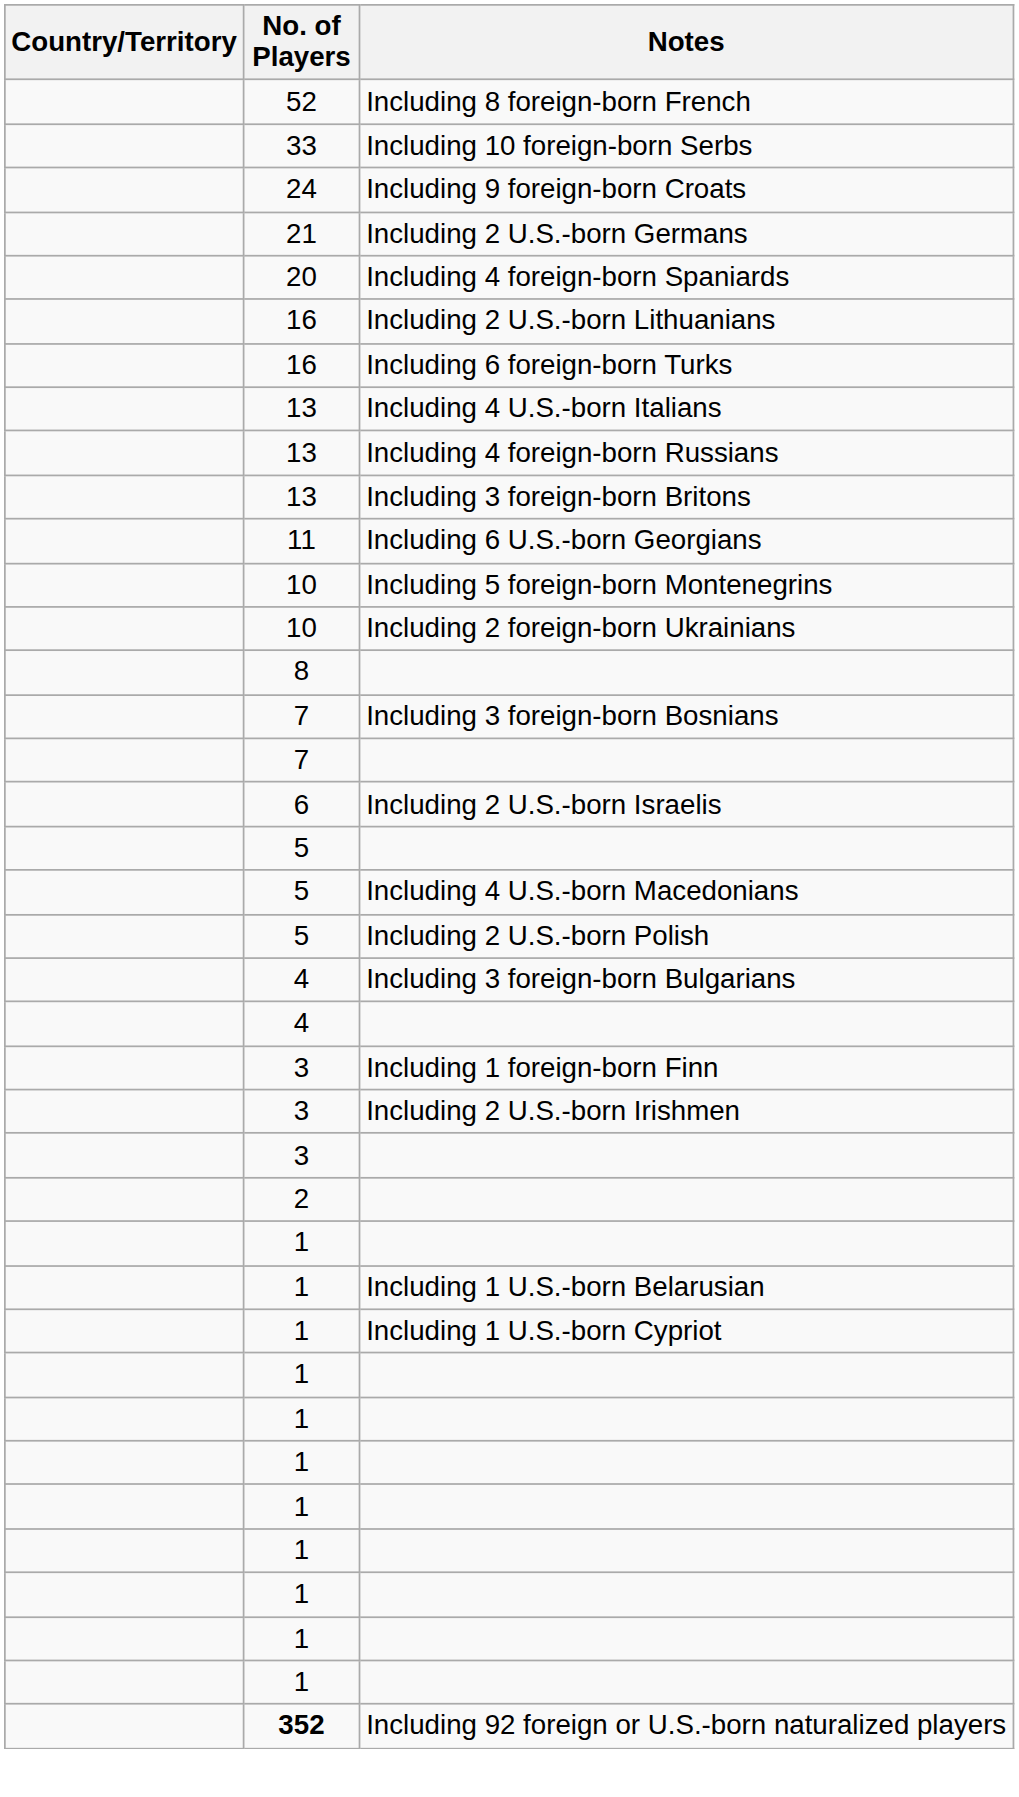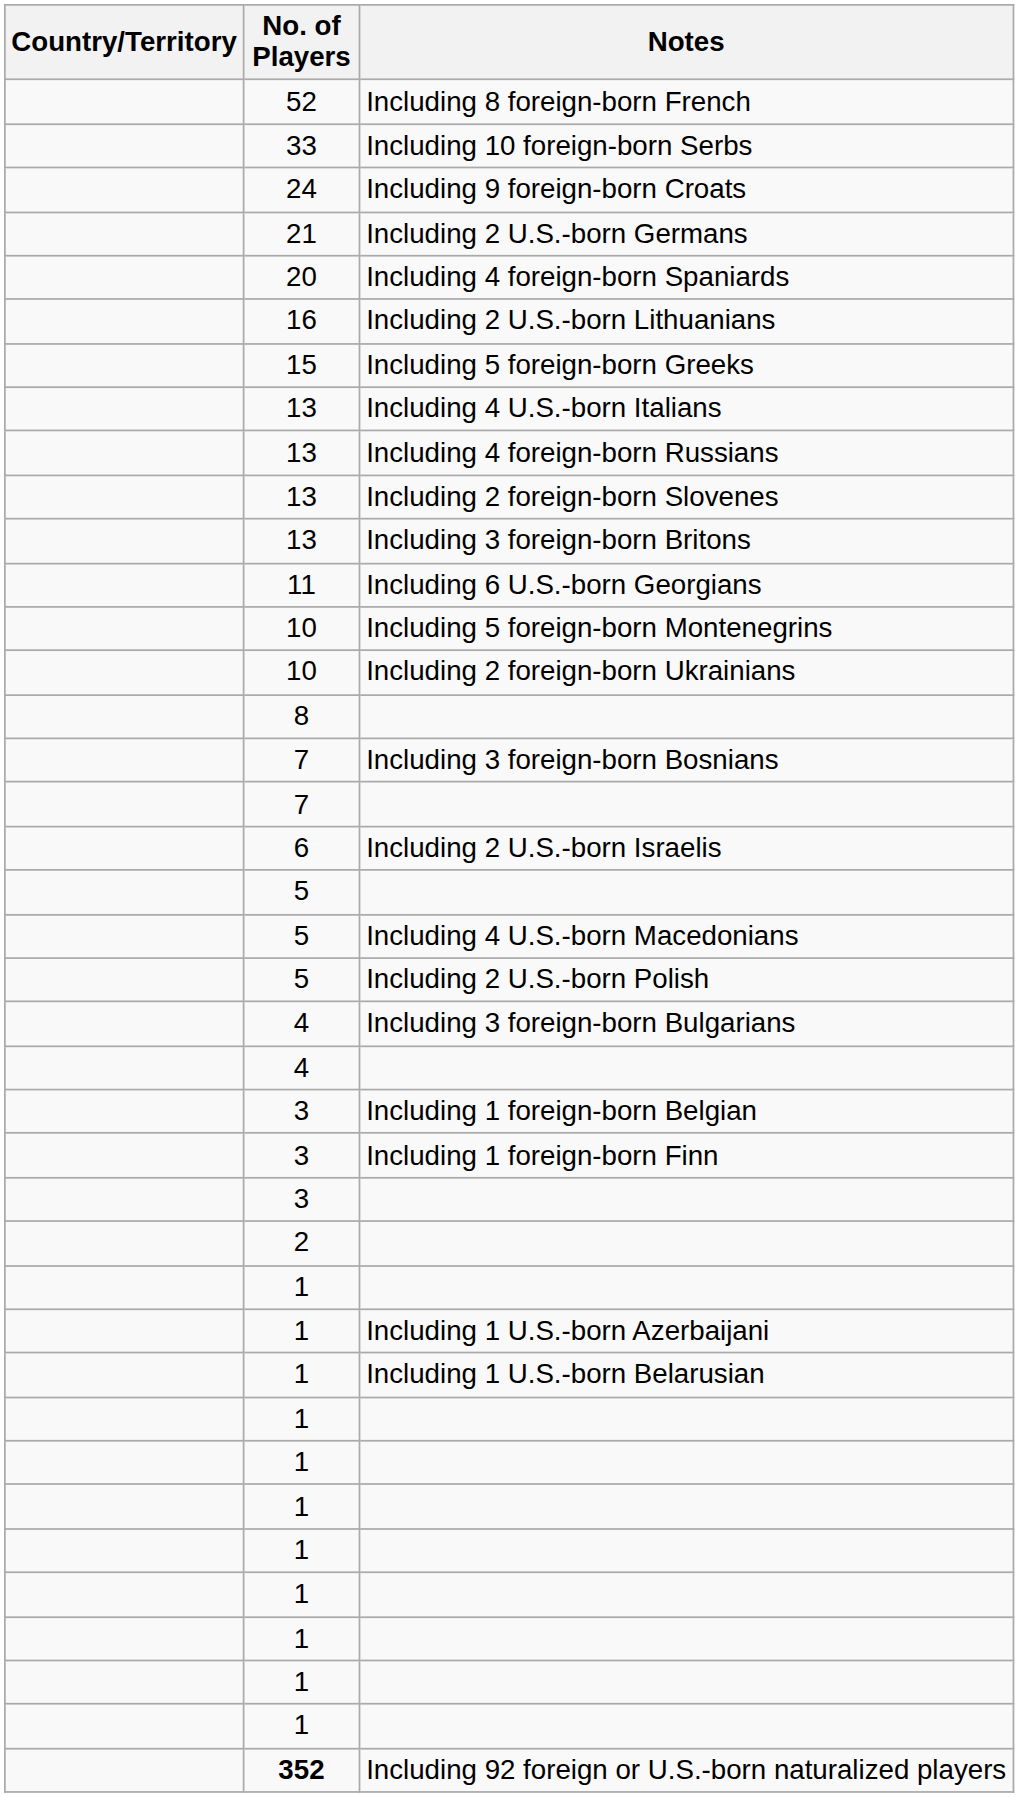- row: (301, 364)
+ row: (301, 364)
+ row: (301, 496)
+ row: (301, 1111)
- row: (301, 1111)
+ row: (301, 1330)
- row: (301, 1330)
